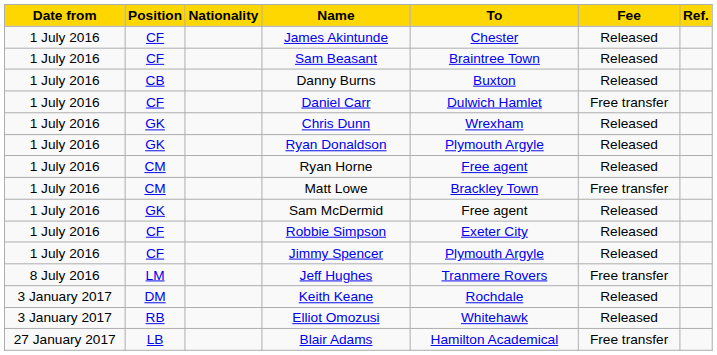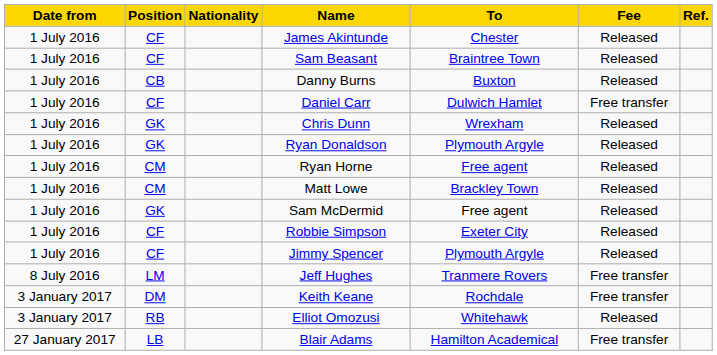(629, 189) Free transfer -> (629, 189) Released
(629, 297) Released -> (629, 297) Free transfer
